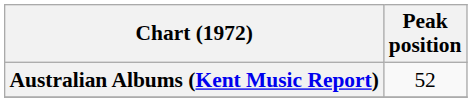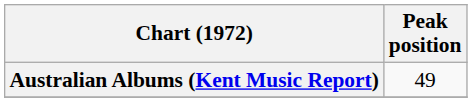(425, 79) 52 -> (425, 79) 49
